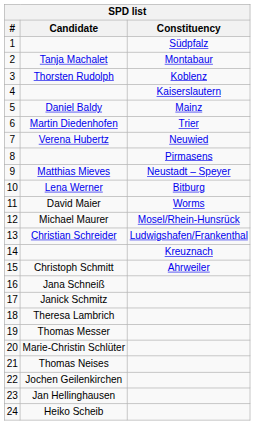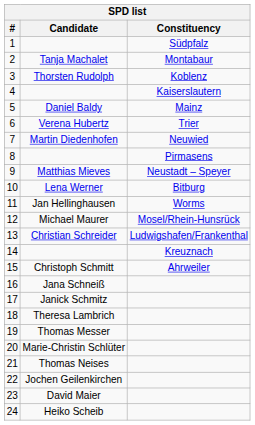(74, 124) Martin Diedenhofen -> (74, 124) Verena Hubertz
(74, 140) Verena Hubertz -> (74, 140) Martin Diedenhofen
(74, 204) David Maier -> (74, 204) Jan Hellinghausen
(74, 396) Jan Hellinghausen -> (74, 396) David Maier
